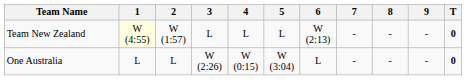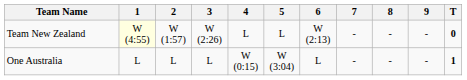(210, 34) L -> (210, 34) W (2:26)
(210, 61) W (2:26) -> (210, 61) L
(453, 61) 0 -> (453, 61) 1
